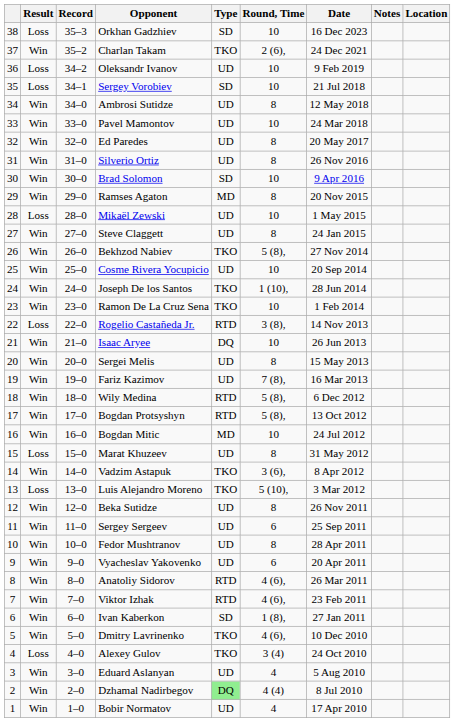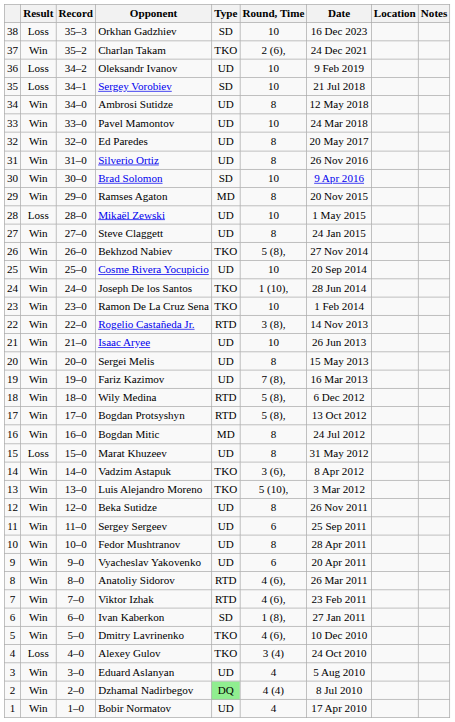columns swapped: (426, 13) <-> (387, 13)
(38, 324) Loss -> (38, 324) Win
(226, 343) DQ -> (226, 343) UD
(273, 434) 10 -> (273, 434) 8
(38, 489) Loss -> (38, 489) Win
